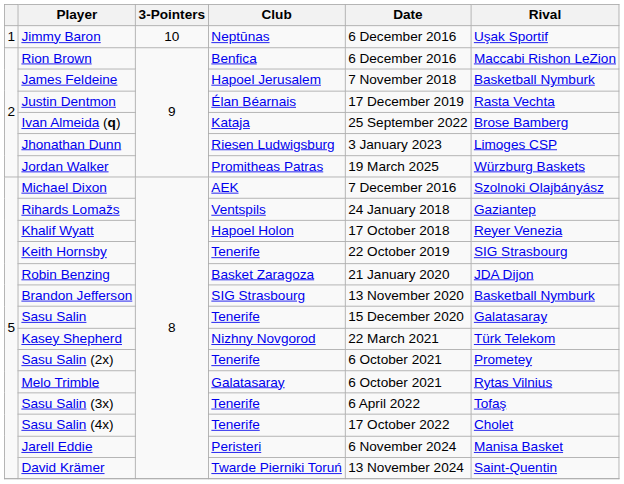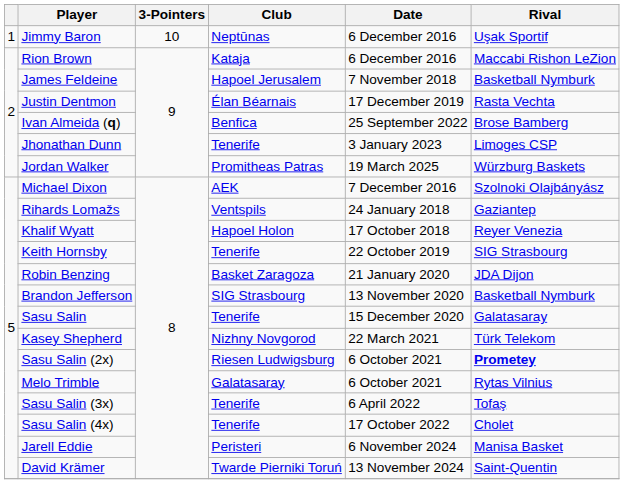(234, 58) Benfica -> (231, 58) Kataja
(231, 123) Kataja -> (234, 123) Benfica
(273, 144) Riesen Ludwigsburg -> (236, 144) Tenerife
(236, 360) Tenerife -> (273, 360) Riesen Ludwigsburg
(503, 360) normal -> (505, 360) bold
